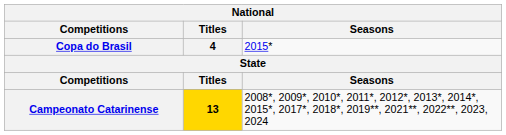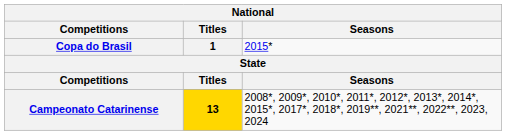(213, 47) 4 -> (213, 47) 1
